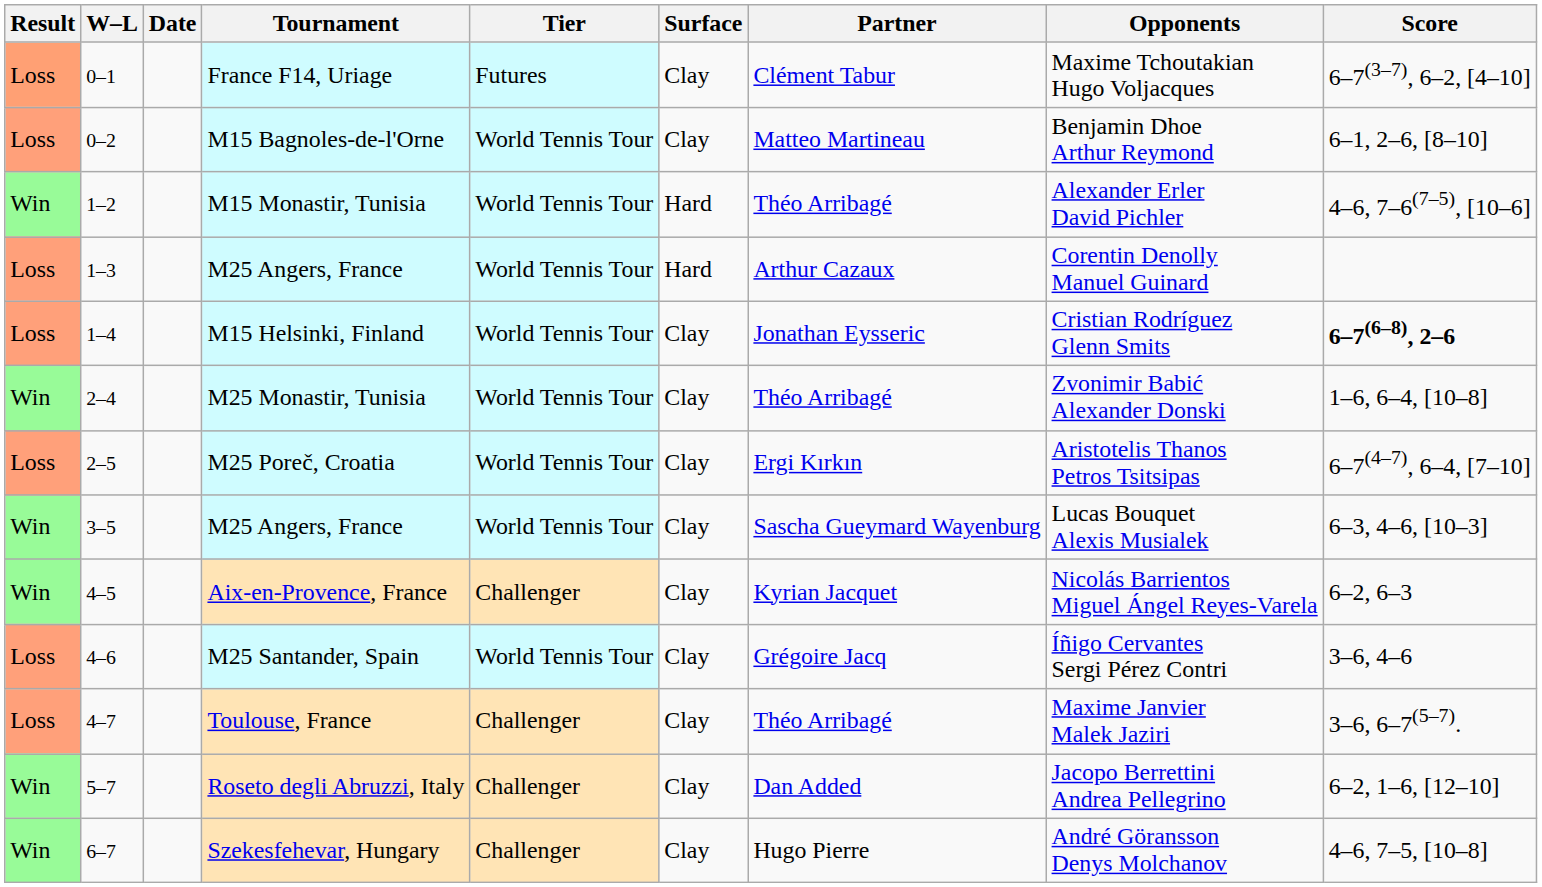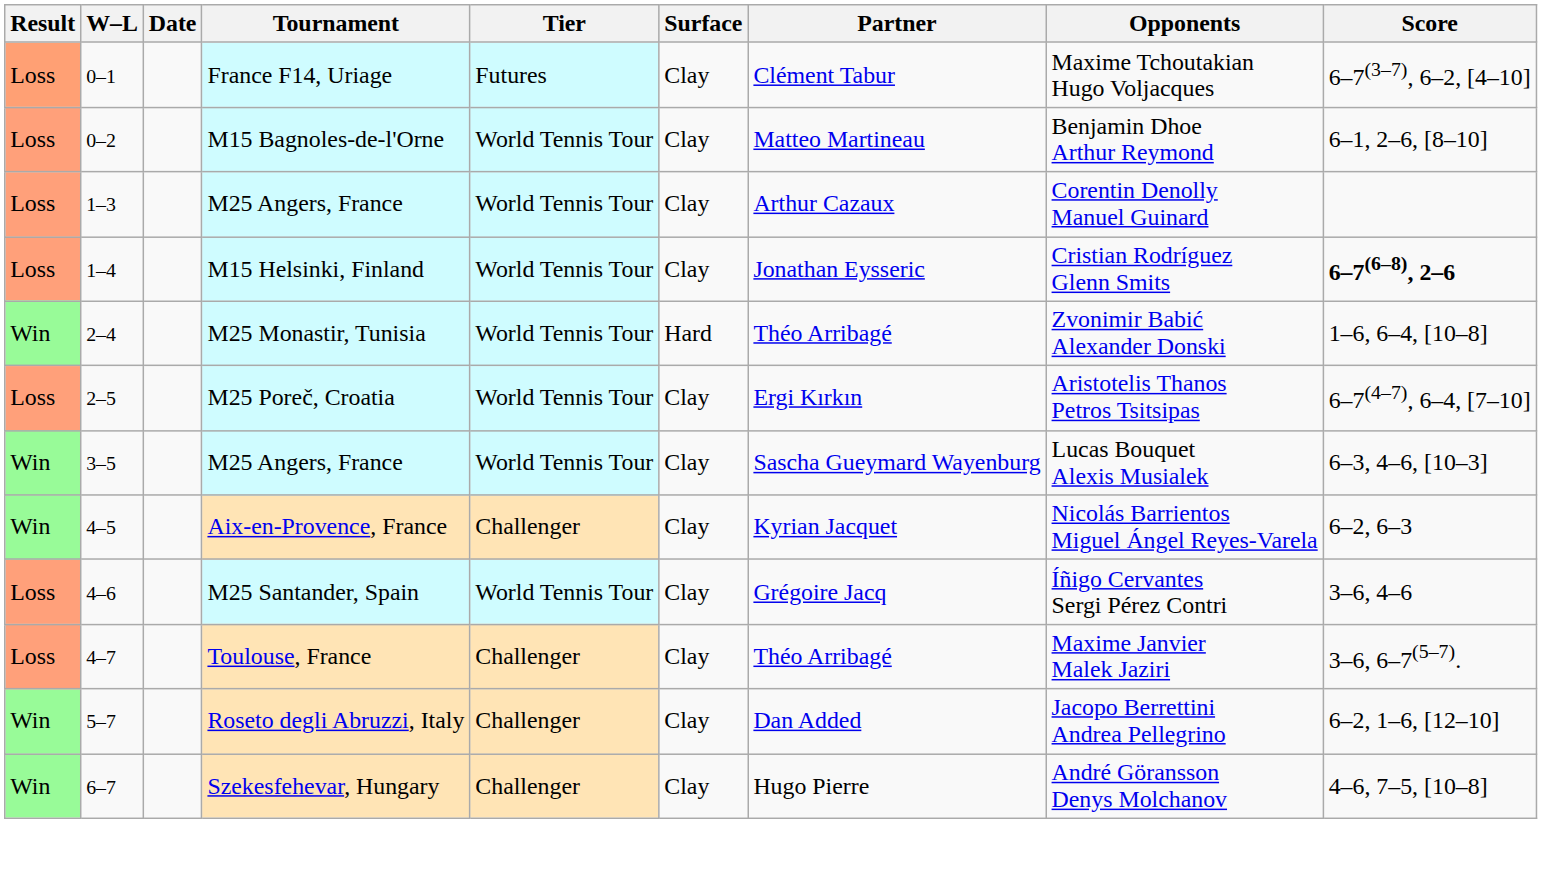- row: (101, 205)
(688, 268) Hard -> (687, 203) Clay
(687, 397) Clay -> (688, 333) Hard
